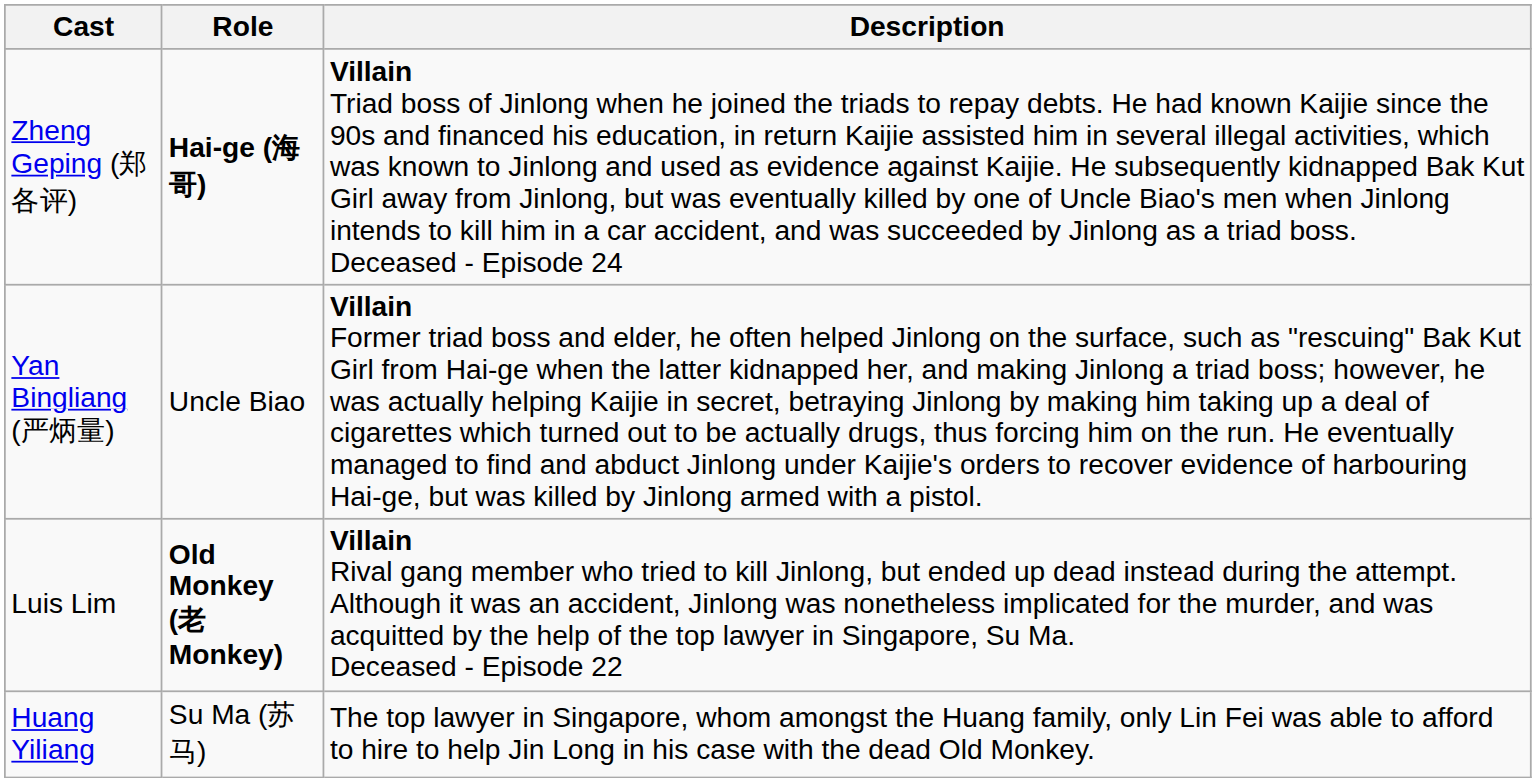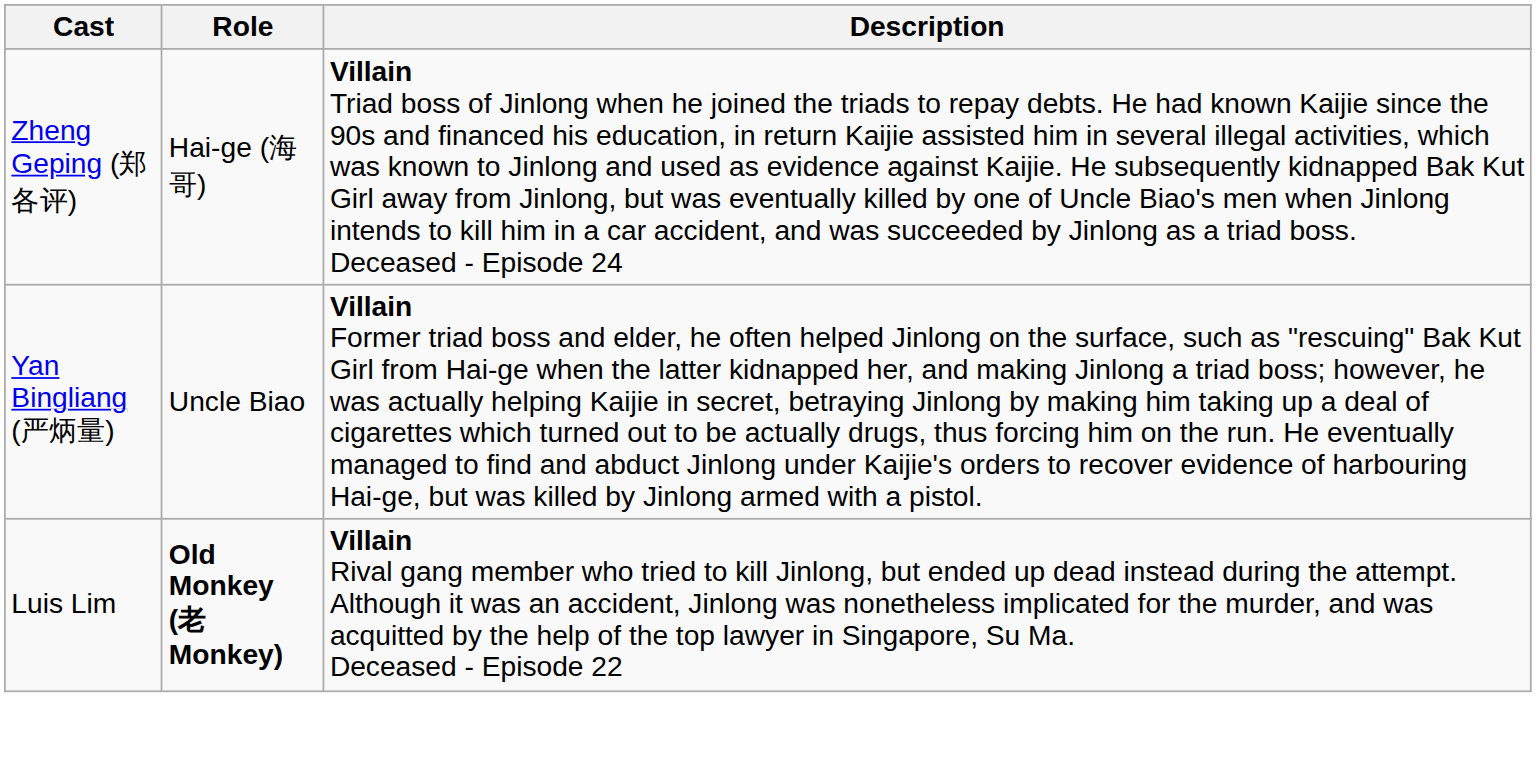(235, 165) bold -> (233, 165) normal
- row: (53, 733)
